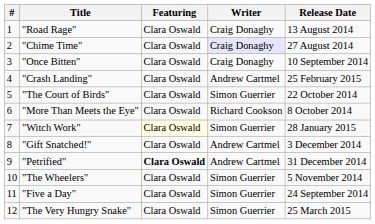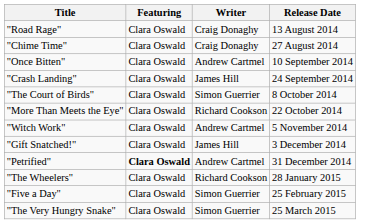- column: (12, 12)
(242, 45) lavender background -> (227, 45) no background
(242, 62) Craig Donaghy -> (230, 62) Andrew Cartmel
(245, 78) Andrew Cartmel -> (217, 78) James Hill
(324, 78) 25 February 2015 -> (312, 78) 24 September 2014
(322, 95) 22 October 2014 -> (304, 95) 8 October 2014
(320, 111) 8 October 2014 -> (307, 111) 22 October 2014
(172, 128) lightyellow background -> (157, 128) no background
(242, 128) Simon Guerrier -> (230, 128) Andrew Cartmel
(322, 128) 28 January 2015 -> (310, 128) 5 November 2014
(245, 144) Andrew Cartmel -> (217, 144) James Hill
(242, 177) Simon Guerrier -> (231, 177) Richard Cookson
(325, 177) 5 November 2014 -> (306, 177) 28 January 2015
(328, 194) 24 September 2014 -> (309, 194) 25 February 2015
